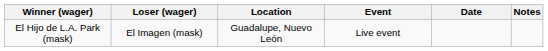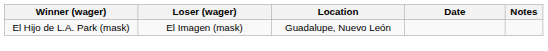- column: (378, 12)
